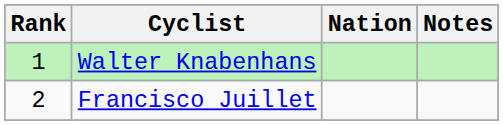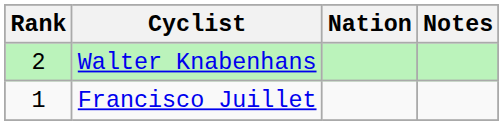(39, 62) 1 -> (39, 62) 2
(39, 100) 2 -> (39, 100) 1
